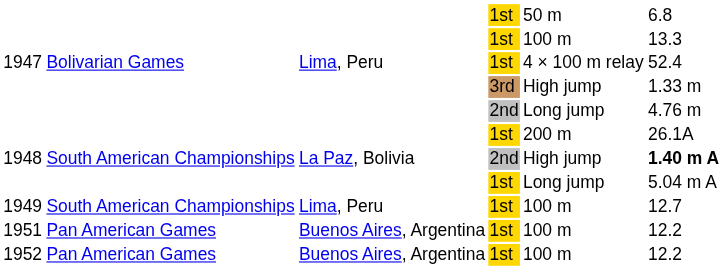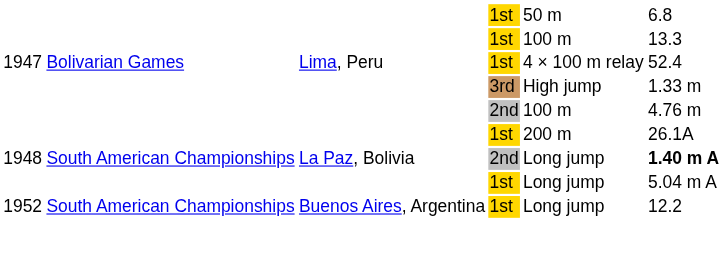(564, 110) Long jump -> (547, 110) 100 m
(562, 158) High jump -> (564, 158) Long jump
- row: (23, 206)
- row: (23, 230)
(131, 254) Pan American Games -> (171, 206) South American Championships
(547, 254) 100 m -> (564, 206) Long jump
